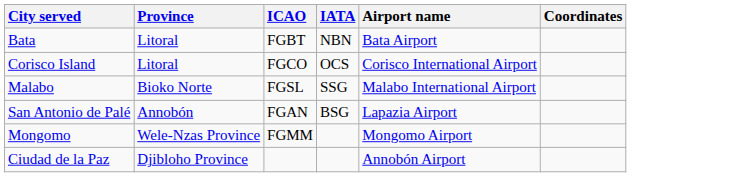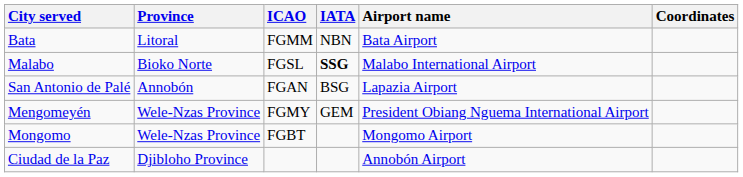(286, 40) FGBT -> (290, 40) FGMM
- row: (52, 64)
(334, 87) normal -> (334, 64) bold
+ row: (49, 111)
(290, 135) FGMM -> (286, 135) FGBT
